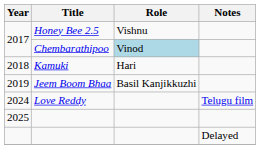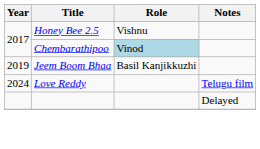- row: (18, 65)
- row: (18, 118)
